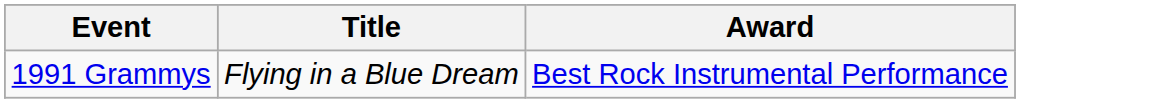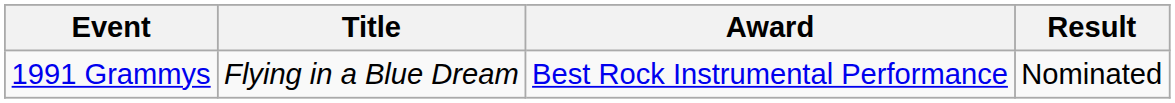+ column: (1092, 27)
